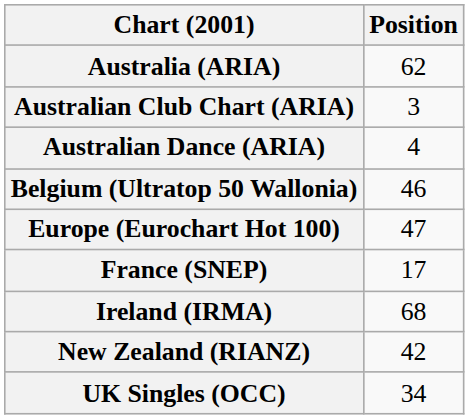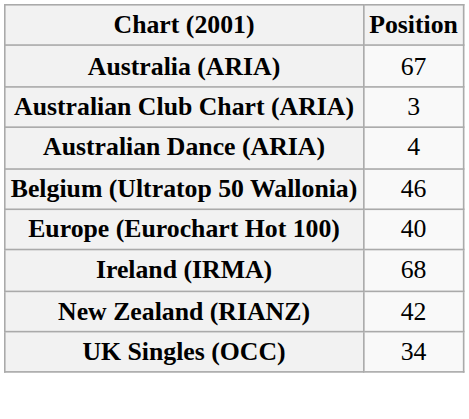(414, 65) 62 -> (414, 65) 67
(414, 229) 47 -> (414, 229) 40
- row: (184, 270)
